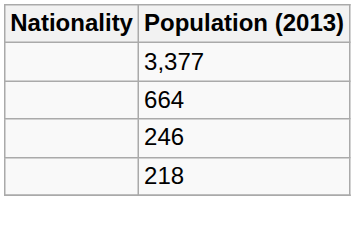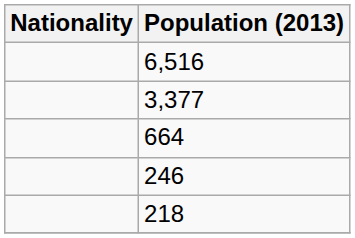+ row: (174, 61)
